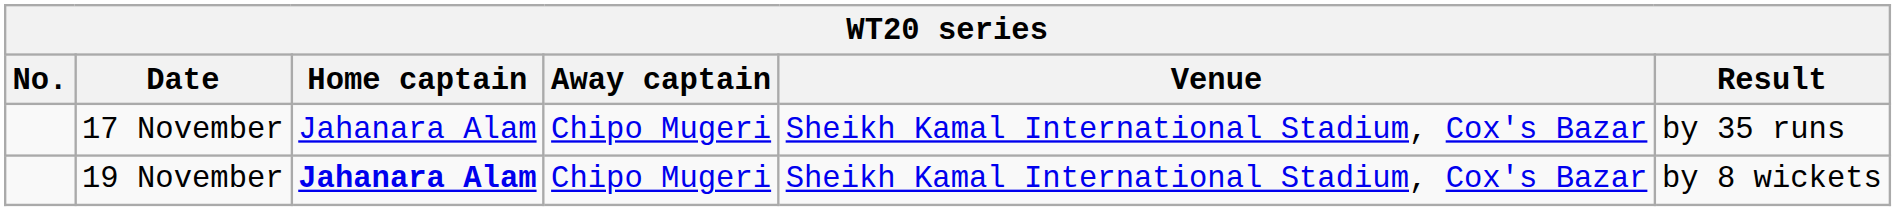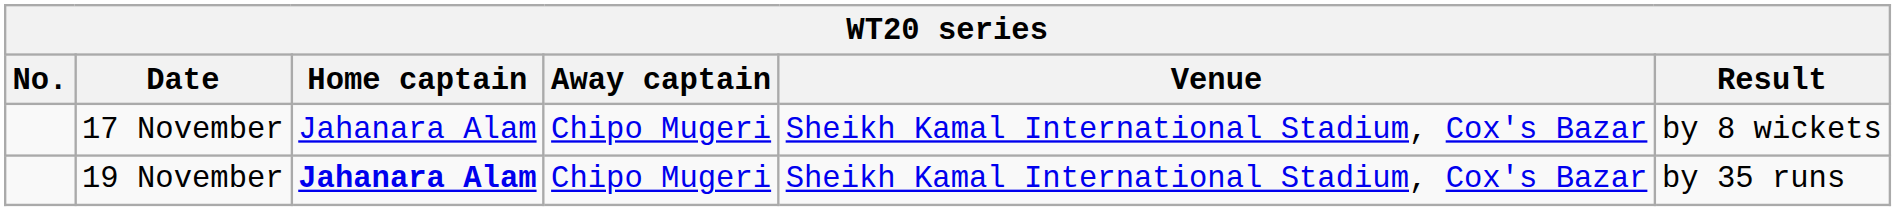(1754, 130) by 35 runs -> (1772, 130) by 8 wickets
(1772, 179) by 8 wickets -> (1754, 179) by 35 runs
